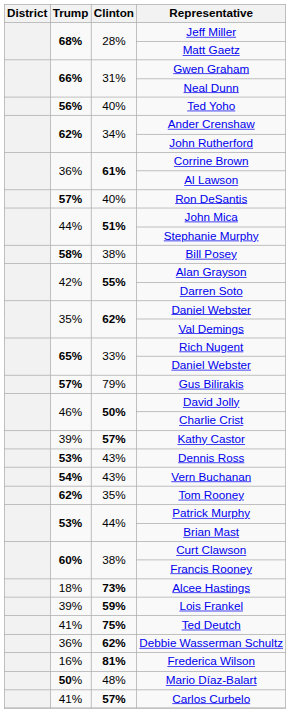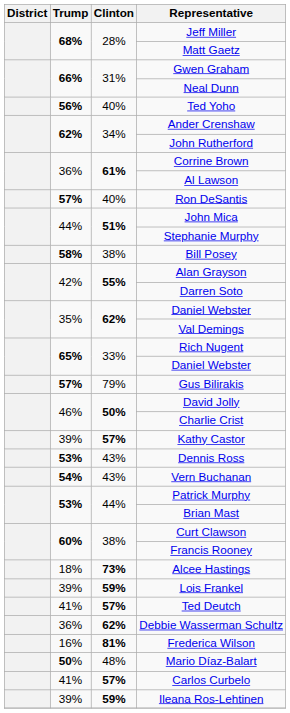- row: (71, 495)
(114, 625) 75% -> (114, 606) 57%
+ row: (71, 699)
